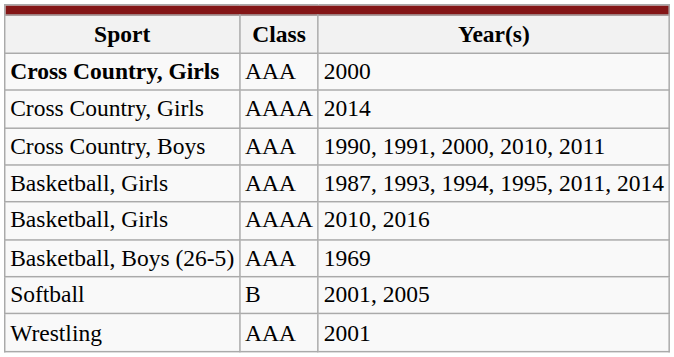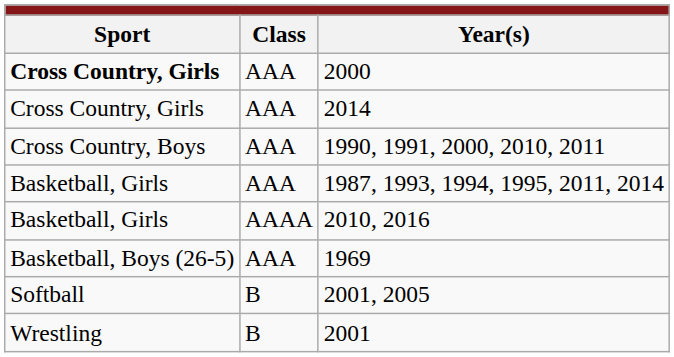(279, 108) AAAA -> (271, 108) AAA
(271, 332) AAA -> (253, 332) B
